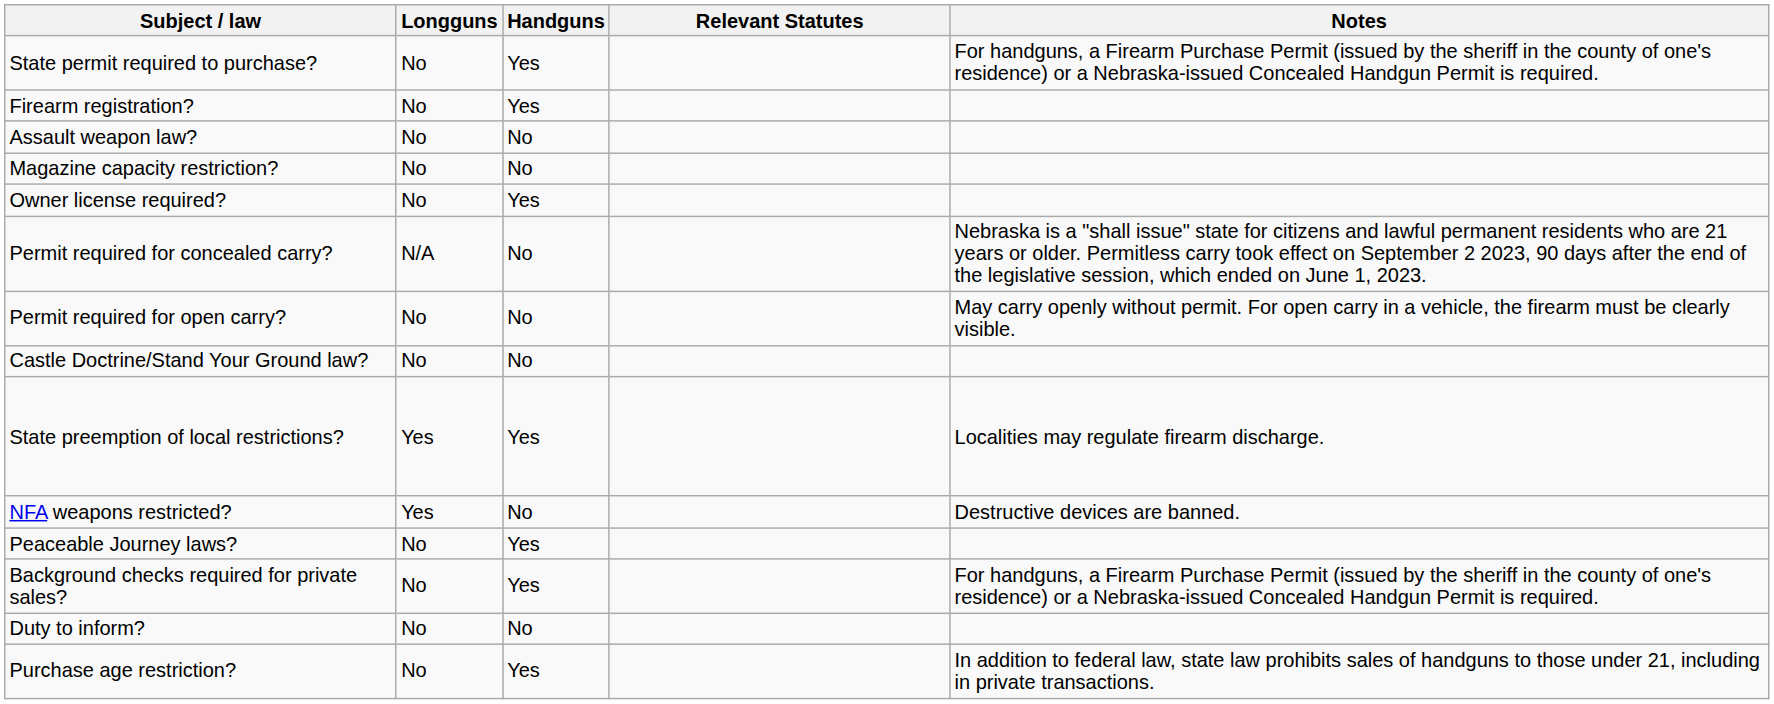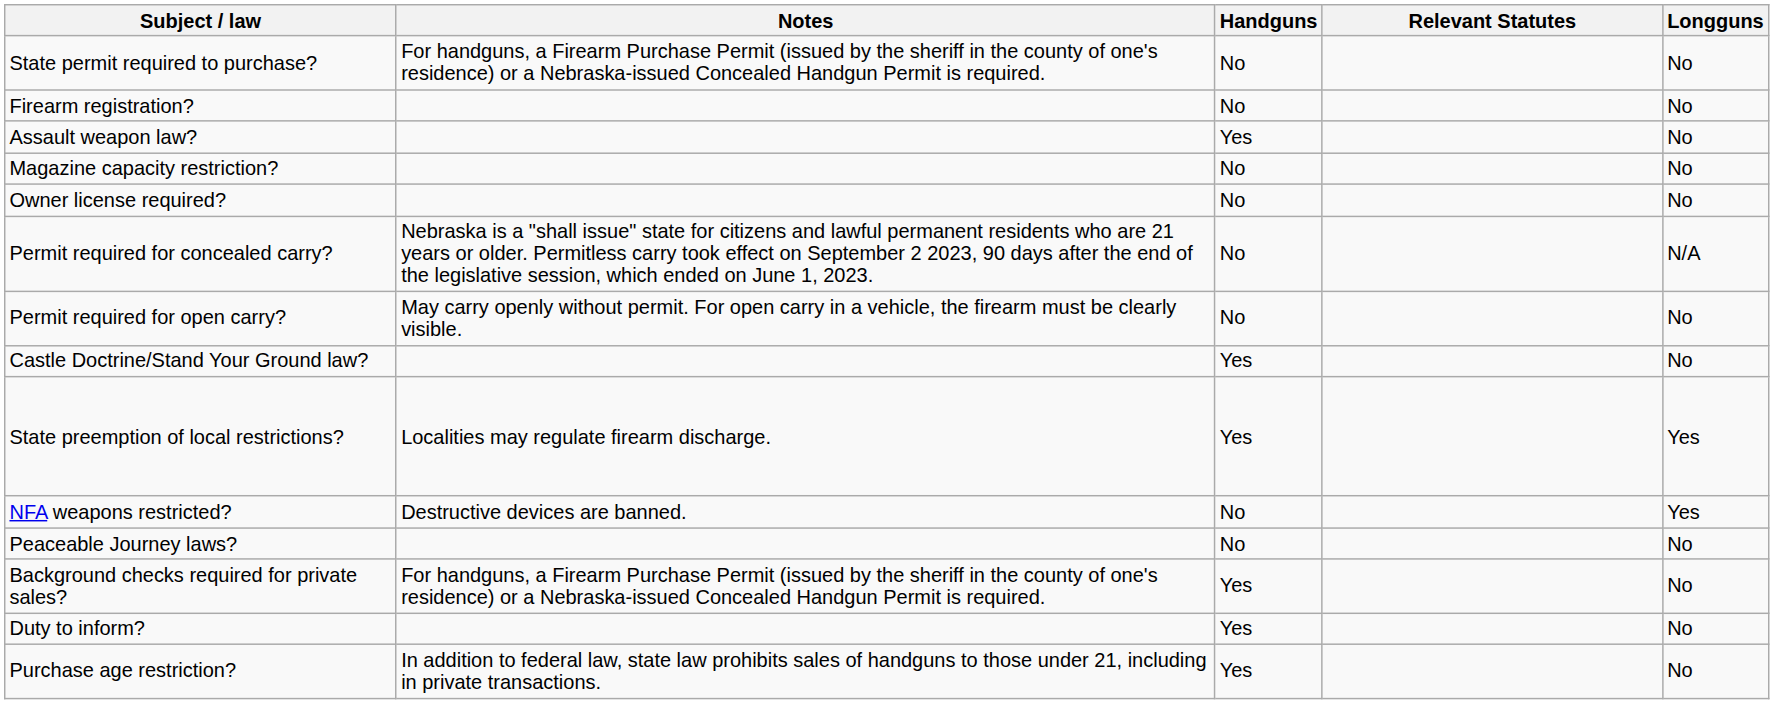columns swapped: (449, 20) <-> (1359, 20)
(523, 63) Yes -> (1233, 63) No
(523, 105) Yes -> (1233, 105) No
(520, 137) No -> (1236, 137) Yes
(523, 200) Yes -> (1233, 200) No
(520, 360) No -> (1236, 360) Yes
(523, 543) Yes -> (1233, 543) No
(520, 628) No -> (1236, 628) Yes
